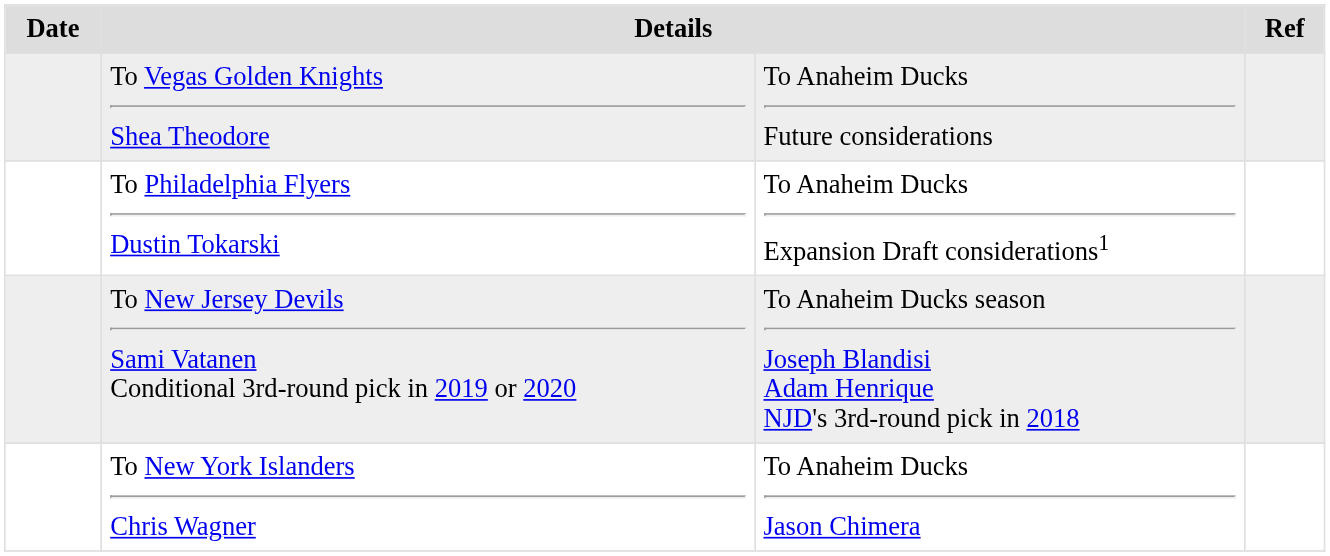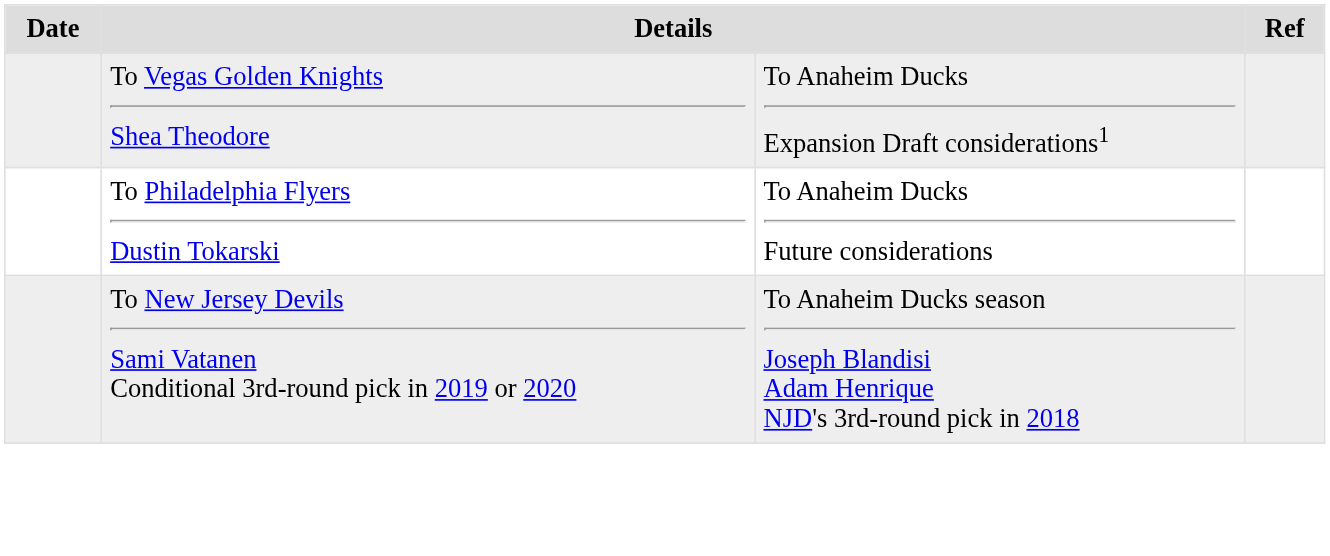(1000, 106) To Anaheim Ducks Future considerations -> (1000, 110) To Anaheim Ducks Expansion Draft considerations1
(1000, 218) To Anaheim Ducks Expansion Draft considerations1 -> (1000, 221) To Anaheim Ducks Future considerations
- row: (428, 497)
